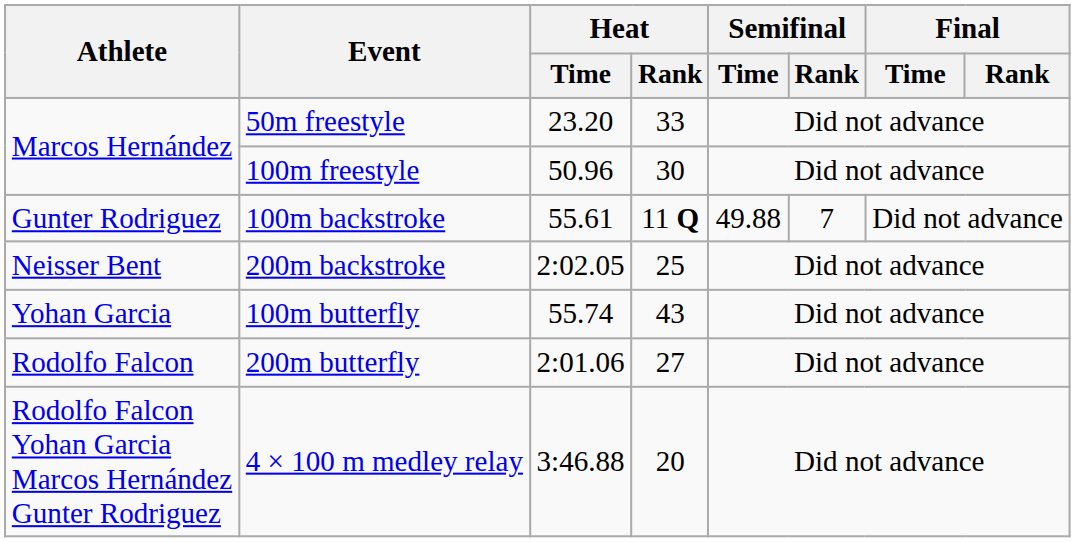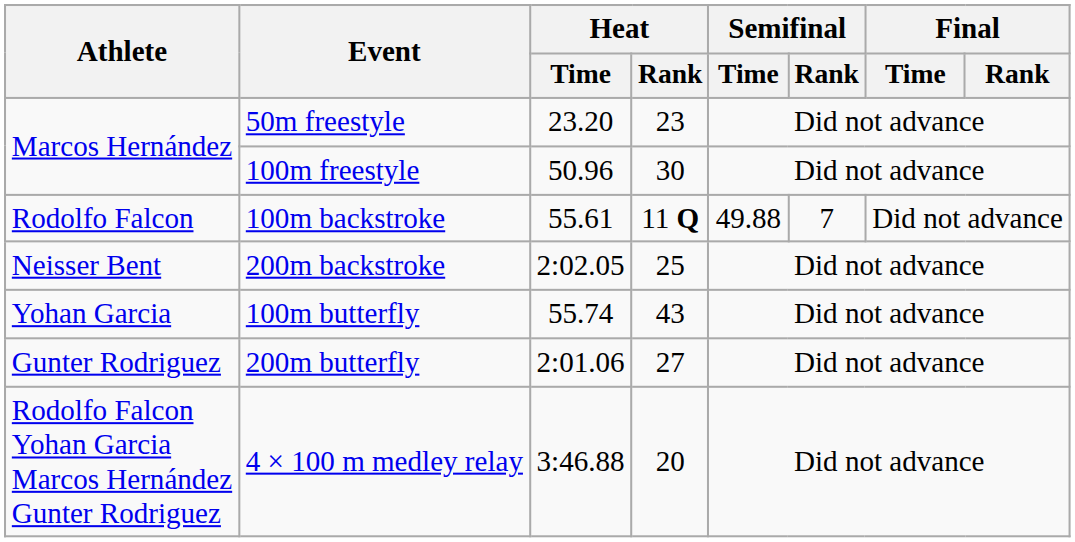(670, 122) 33 -> (670, 122) 23
(116, 218) Gunter Rodriguez -> (103, 218) Rodolfo Falcon
(103, 362) Rodolfo Falcon -> (116, 362) Gunter Rodriguez
